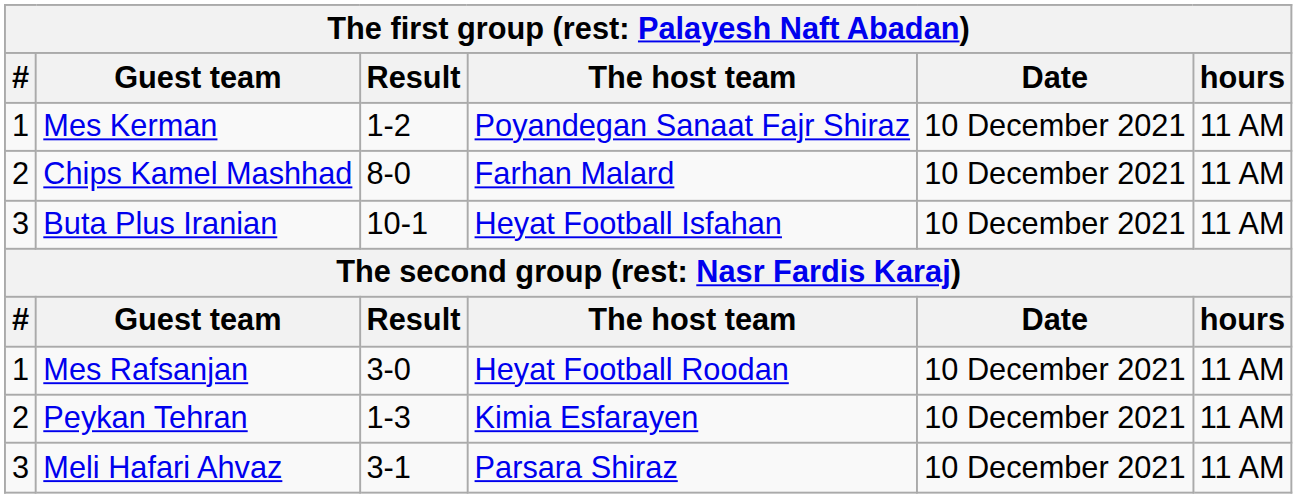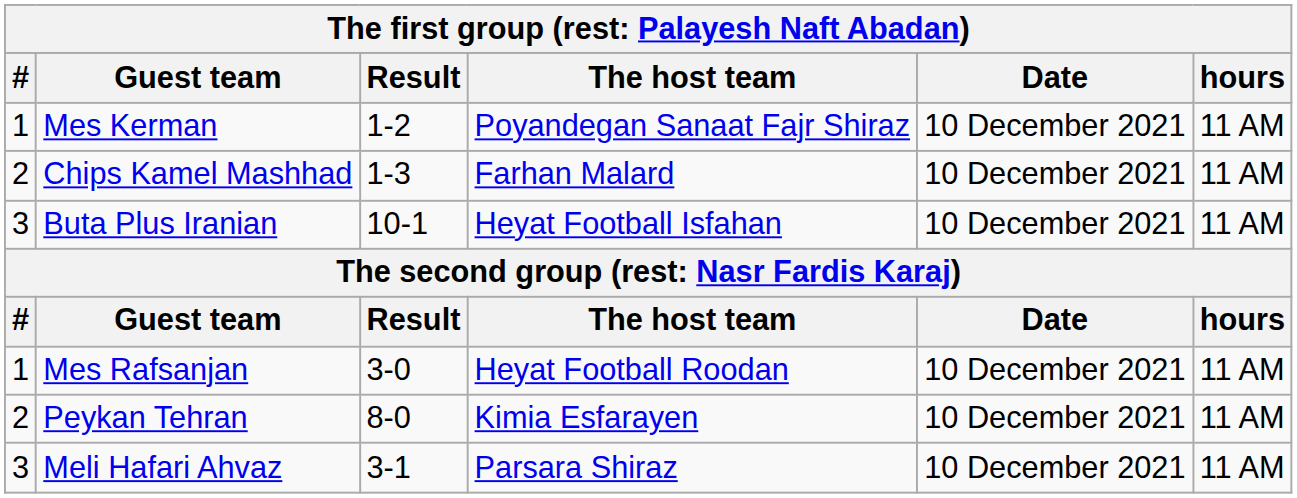(389, 175) 8-0 -> (389, 175) 1-3
(389, 418) 1-3 -> (389, 418) 8-0
